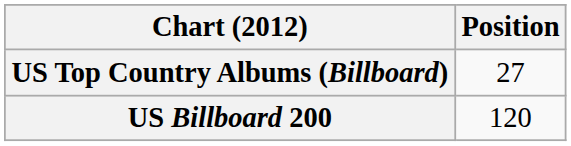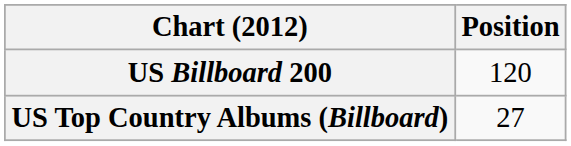rows swapped: (230, 117) <-> (230, 72)
